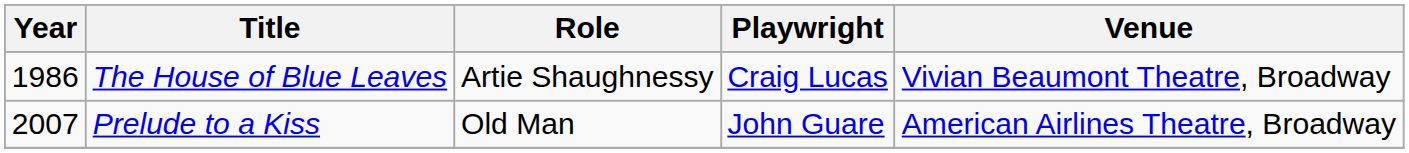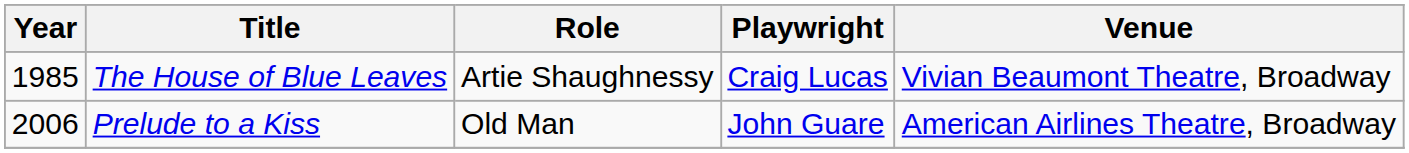(45, 76) 1986 -> (45, 76) 1985
(45, 123) 2007 -> (45, 123) 2006
